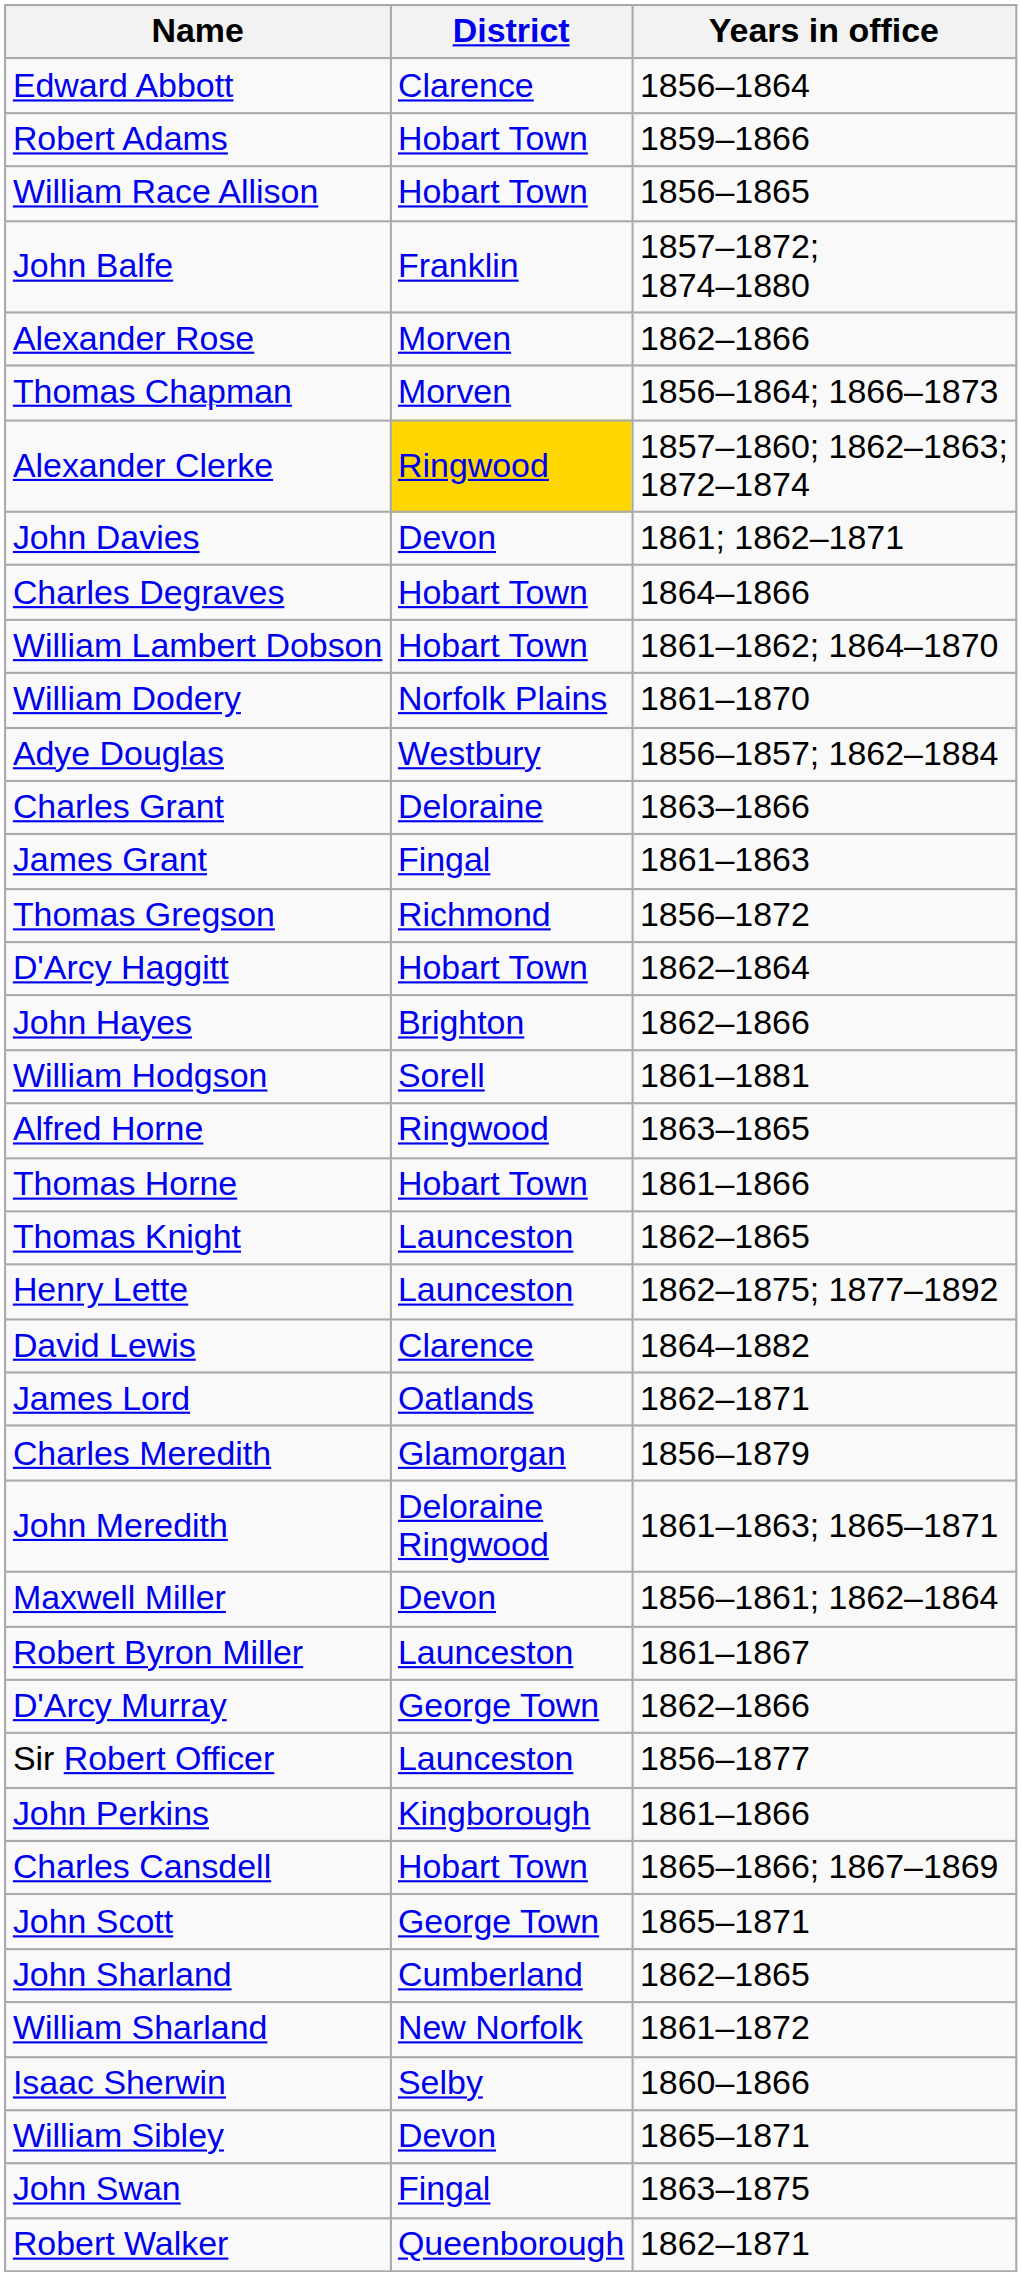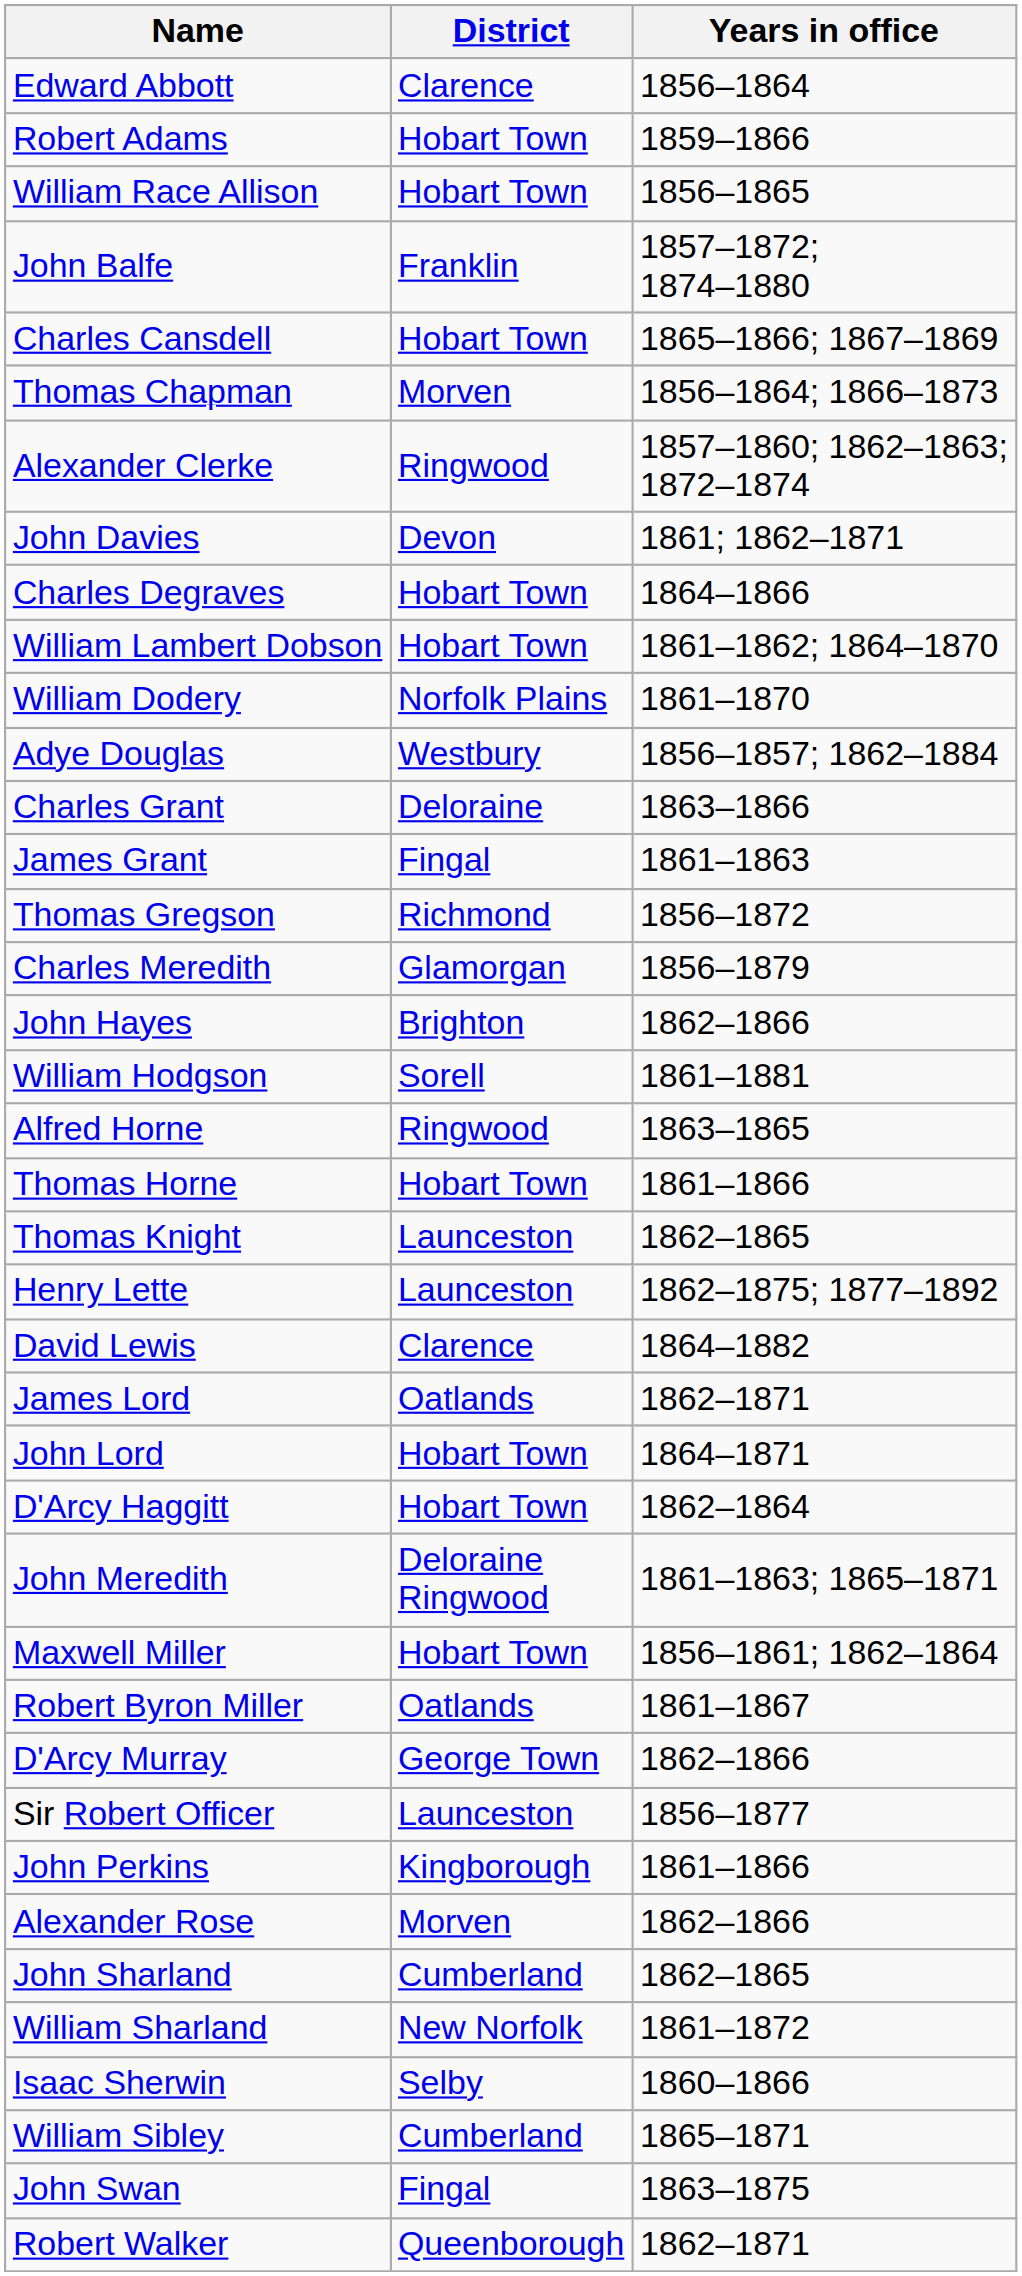rows swapped: (142, 1867) <-> (134, 338)
(473, 465) gold background -> (473, 465) no background
rows swapped: (121, 968) <-> (142, 1452)
+ row: (88, 1452)
(447, 1598) Devon -> (493, 1652) Hobart Town
(486, 1652) Launceston -> (466, 1705) Oatlands
- row: (93, 1921)
(447, 2136) Devon -> (490, 2136) Cumberland
